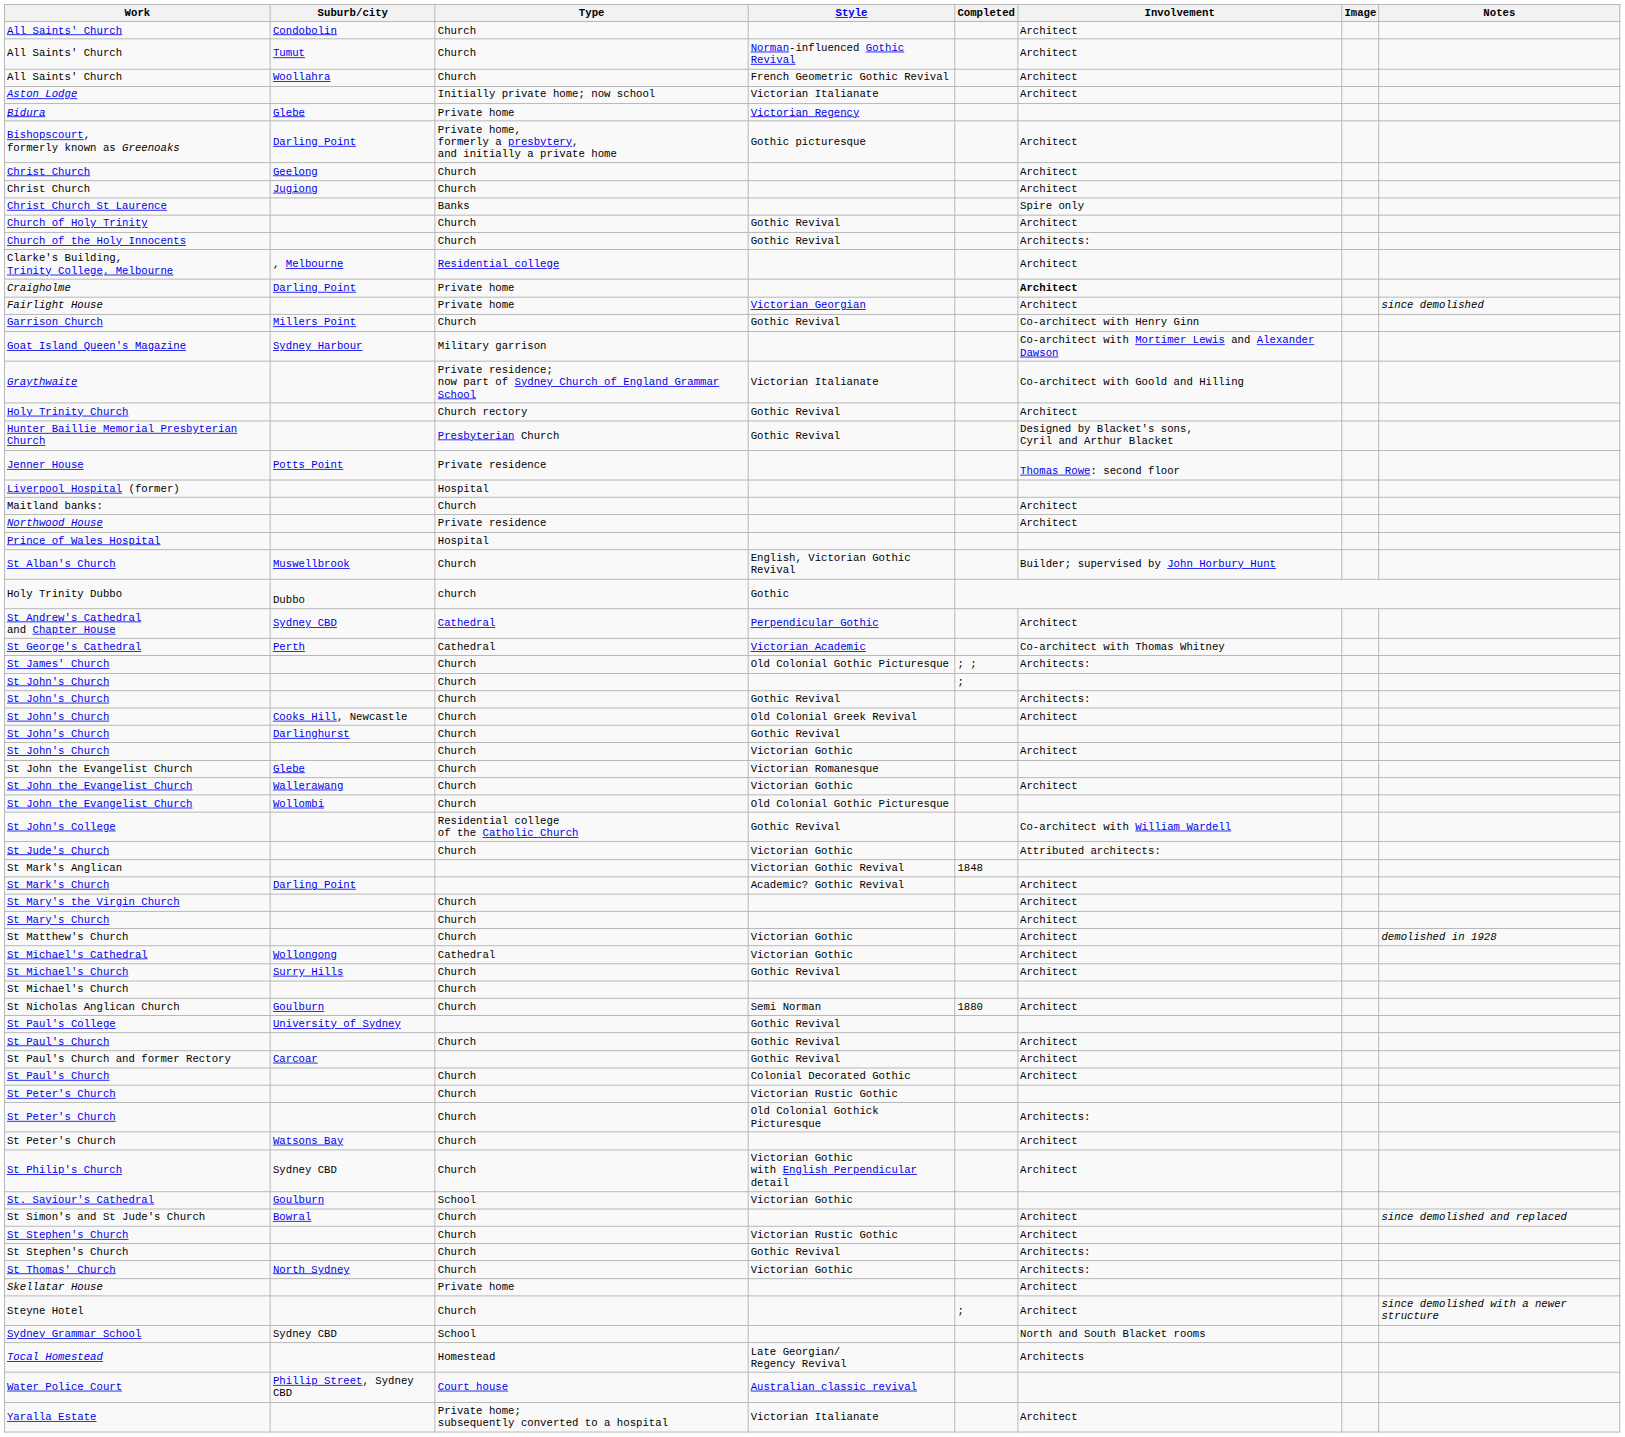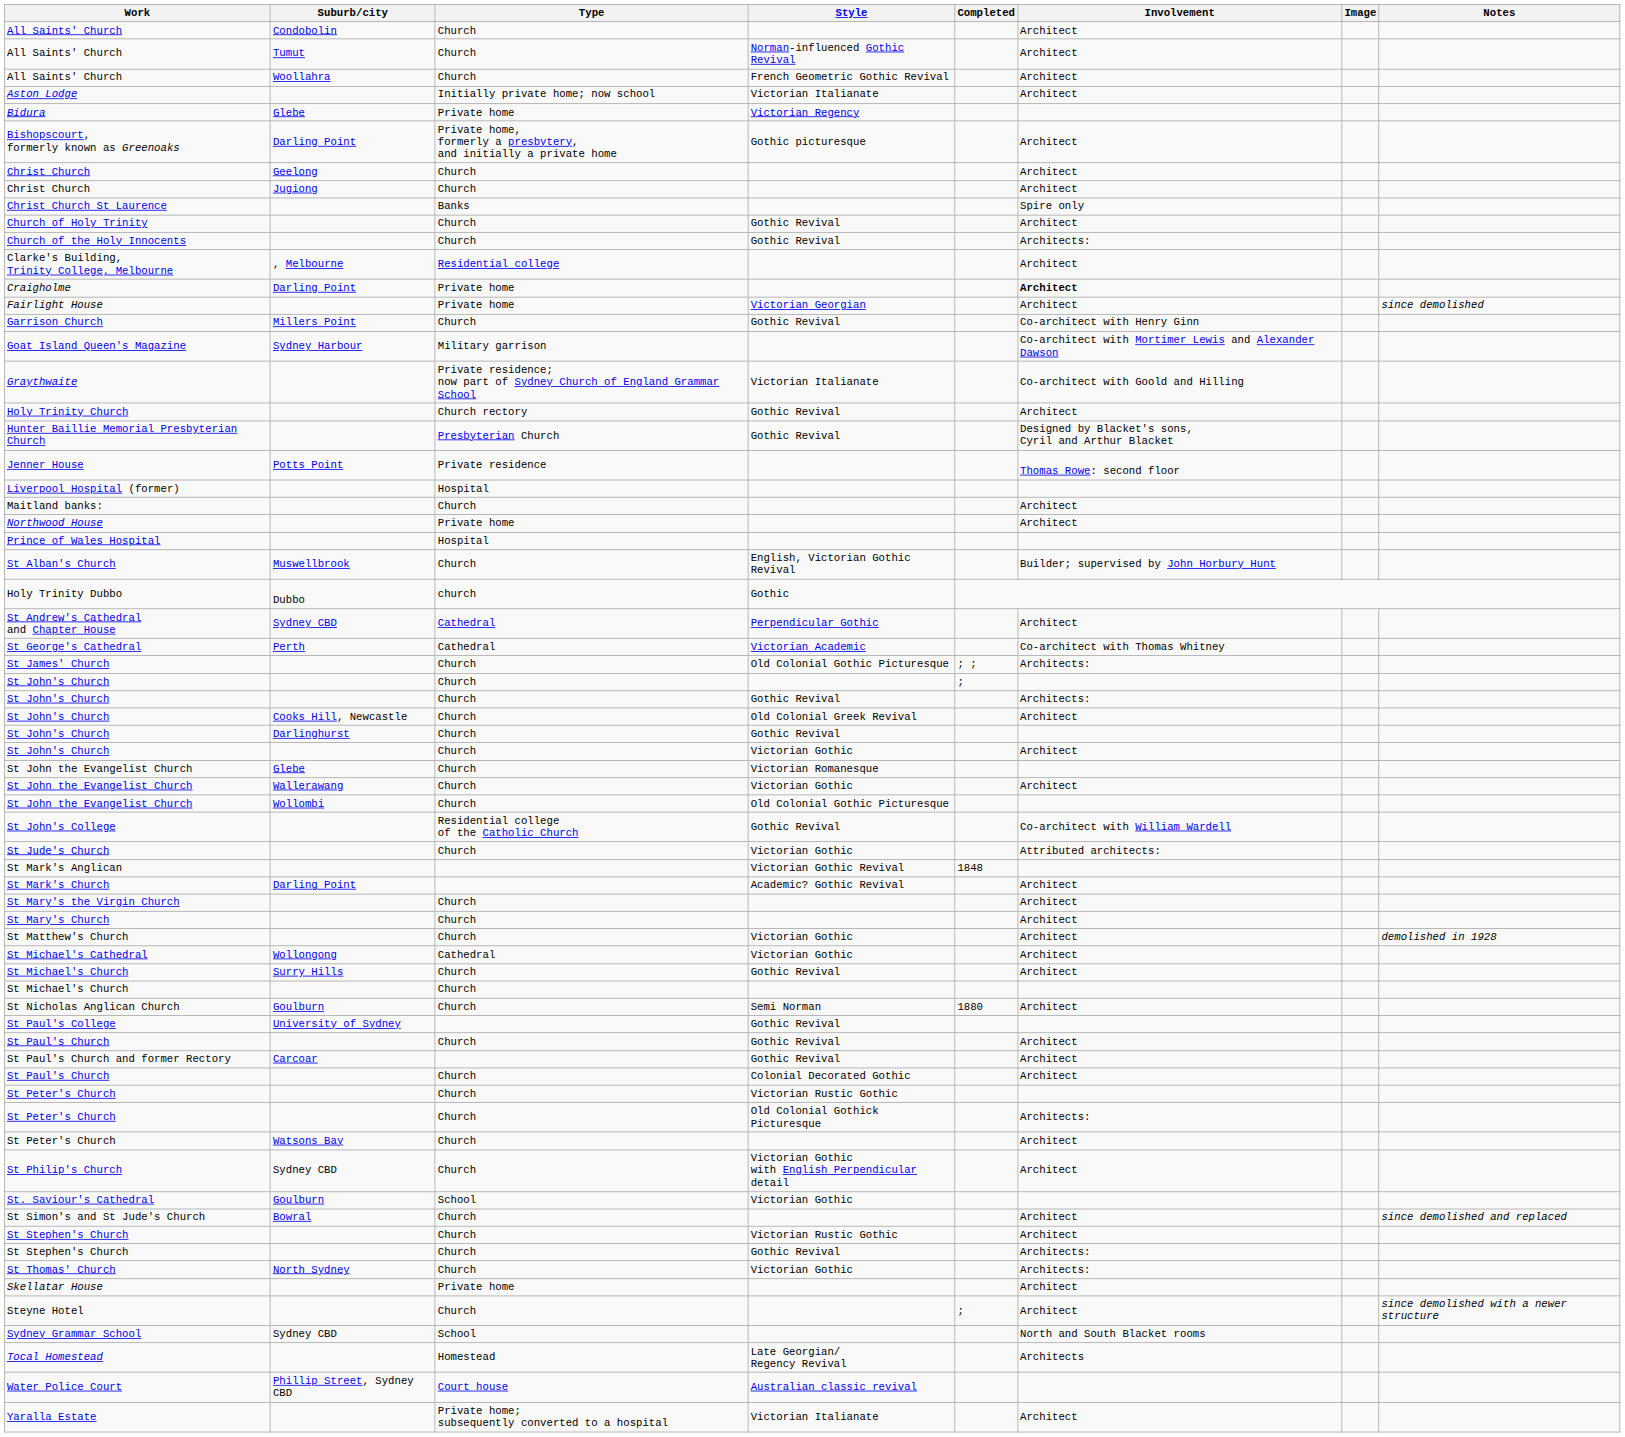(492, 523) Private residence -> (476, 523) Private home
